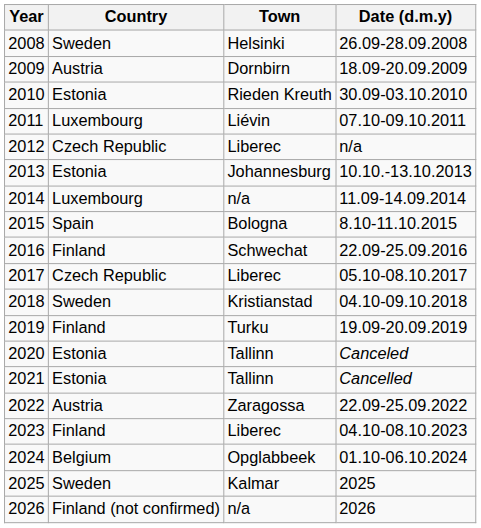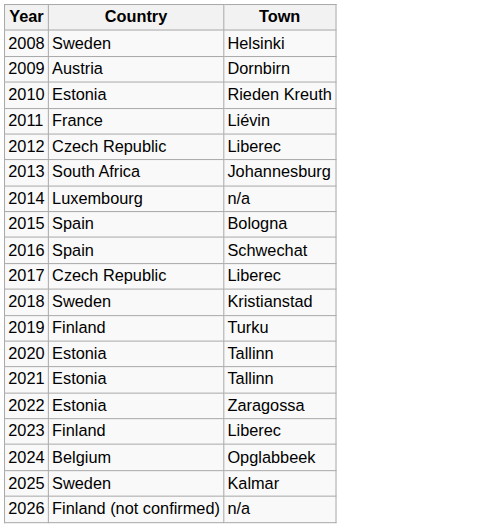- column: (406, 17)
(97, 120) Luxembourg -> (77, 120) France
(79, 172) Estonia -> (96, 172) South Africa
(79, 250) Finland -> (73, 250) Spain
(77, 405) Austria -> (79, 405) Estonia
